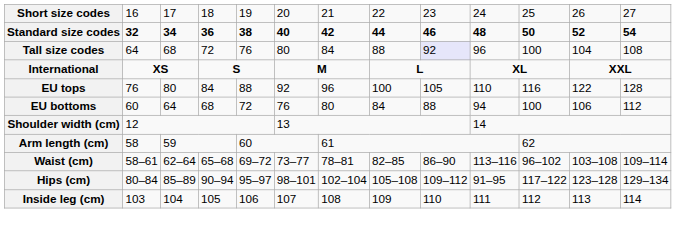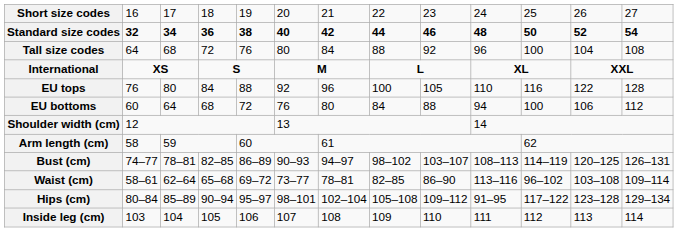(429, 50) lavender background -> (429, 50) no background
+ row: (64, 161)
